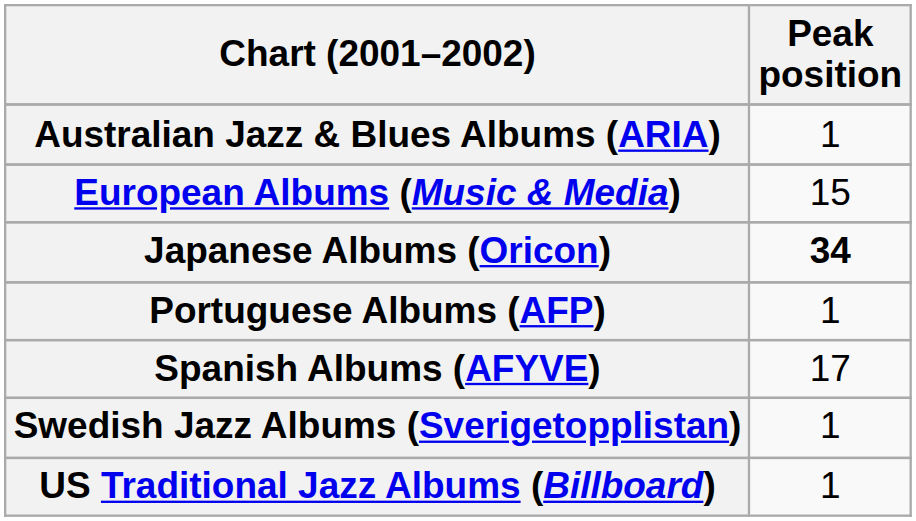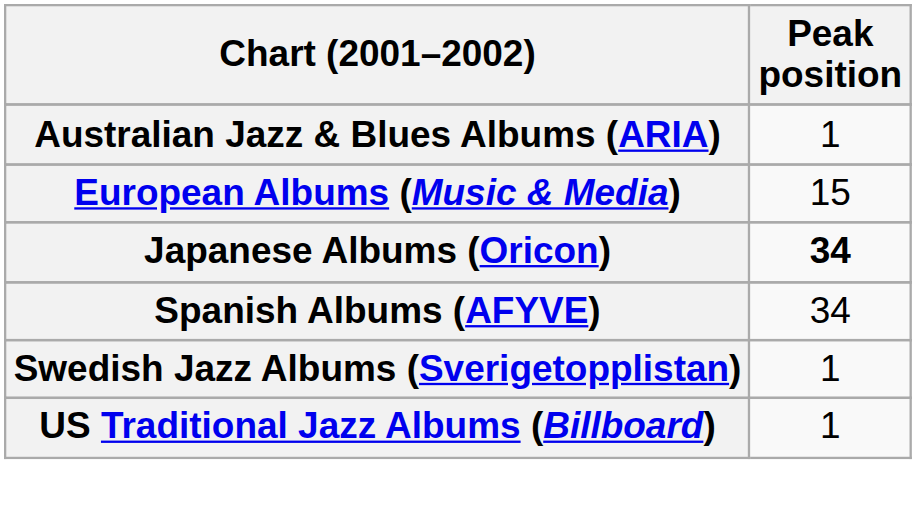- row: (378, 309)
(830, 368) 17 -> (830, 309) 34
